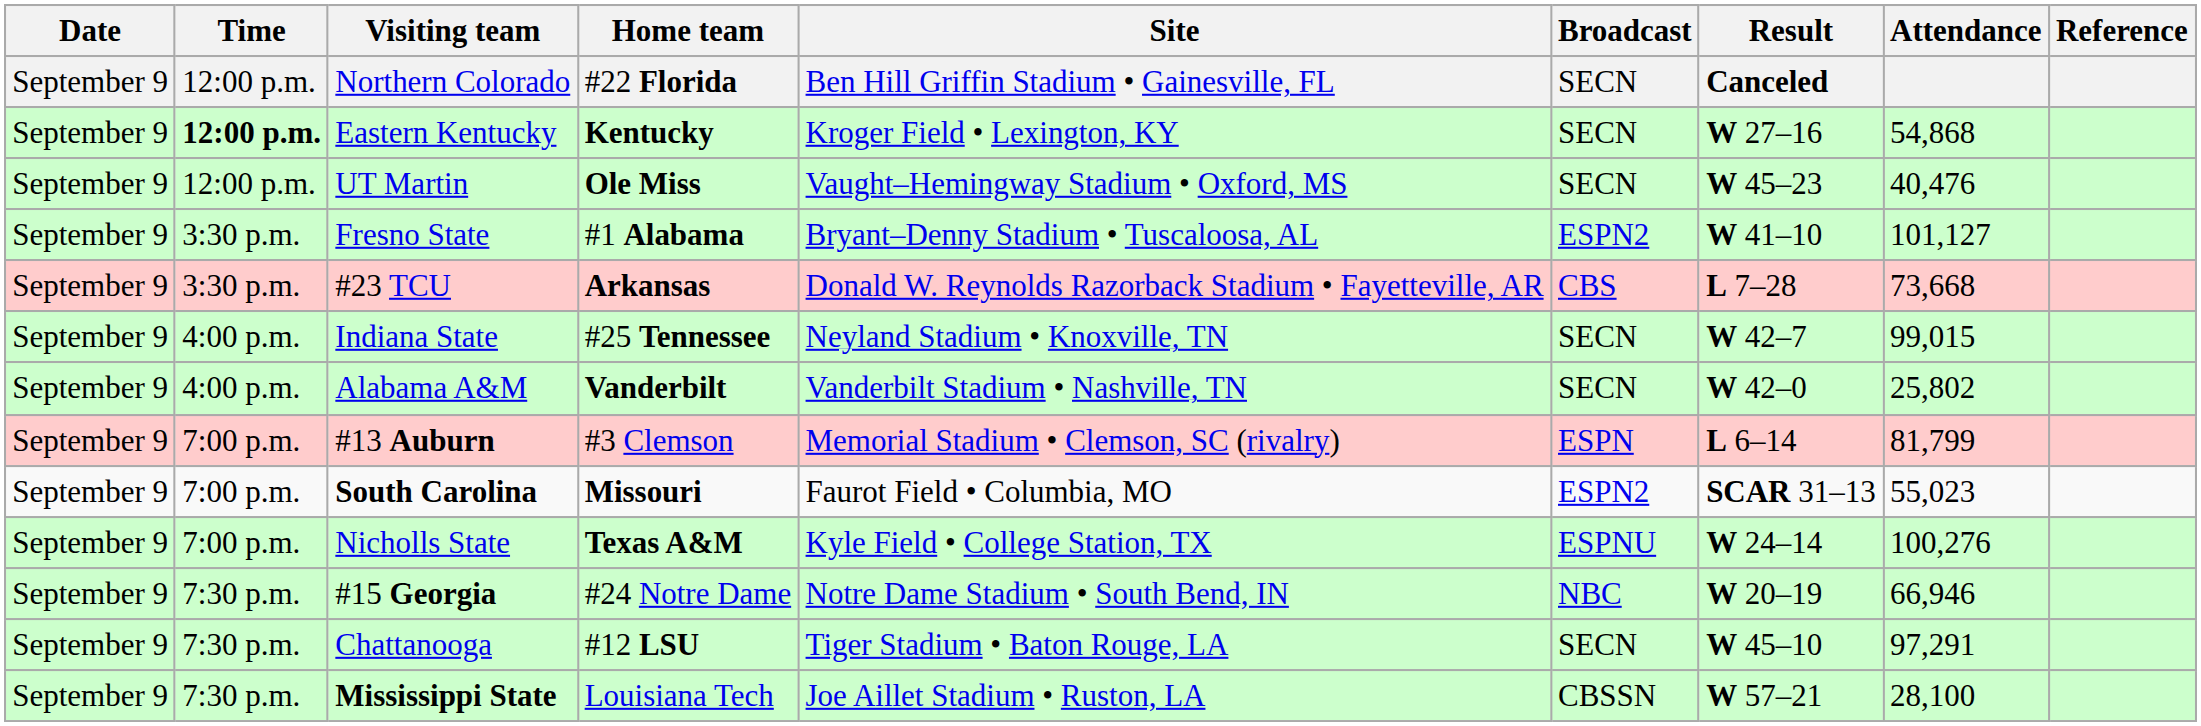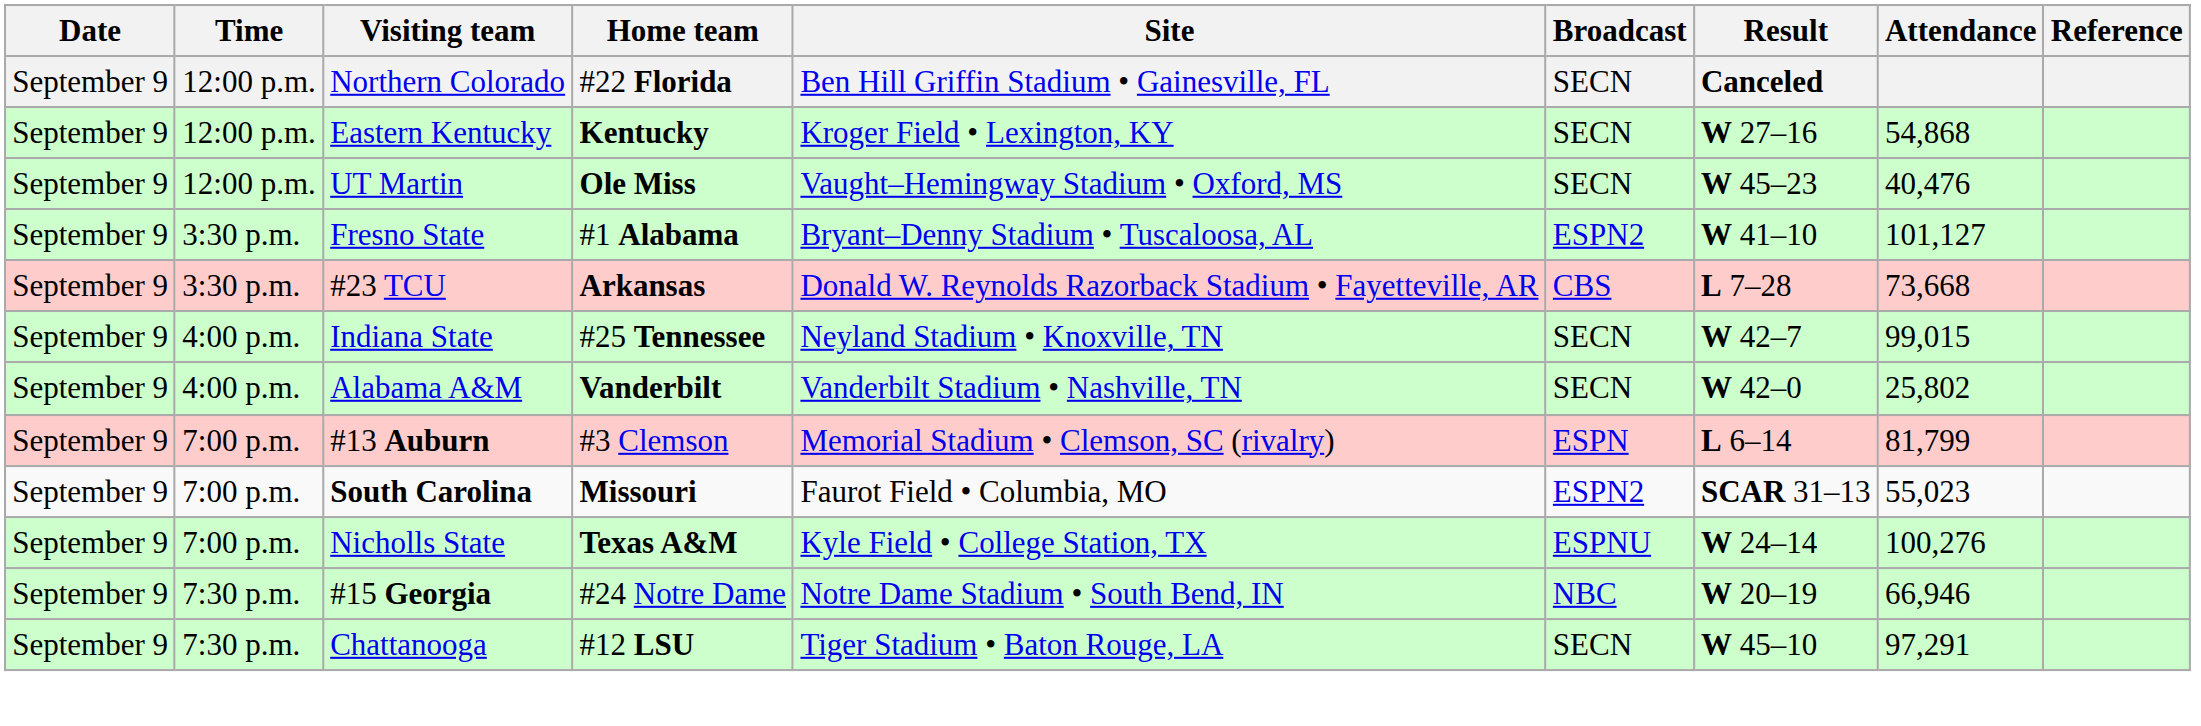(252, 132) bold -> (249, 132) normal
- row: (446, 694)
